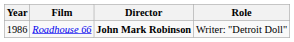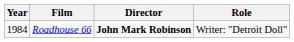(17, 29) 1986 -> (17, 29) 1984
